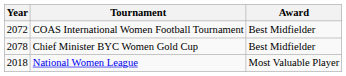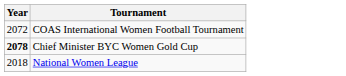- column: (294, 12)
(17, 46) normal -> (17, 46) bold
